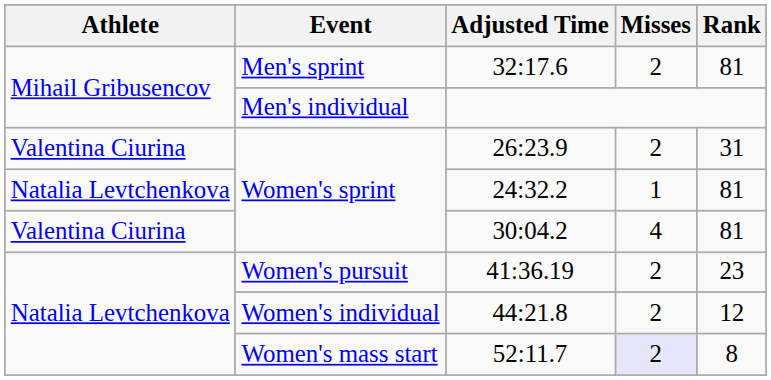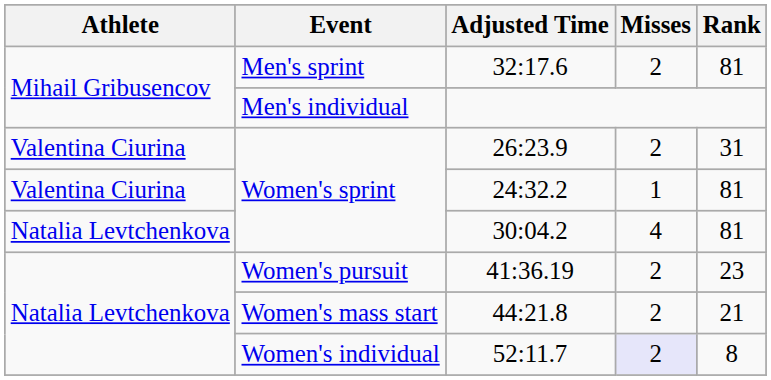(120, 189) Natalia Levtchenkova -> (98, 189) Valentina Ciurina
(98, 230) Valentina Ciurina -> (120, 230) Natalia Levtchenkova
(341, 313) Women's individual -> (340, 313) Women's mass start
(732, 313) 12 -> (732, 313) 21
(340, 354) Women's mass start -> (341, 354) Women's individual
